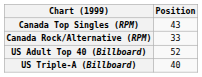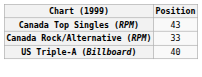- row: (79, 52)
